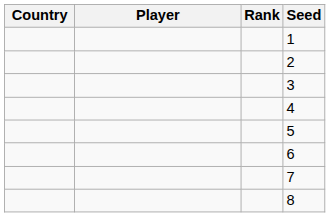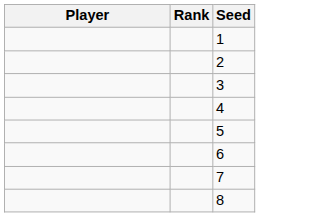- column: (40, 16)
